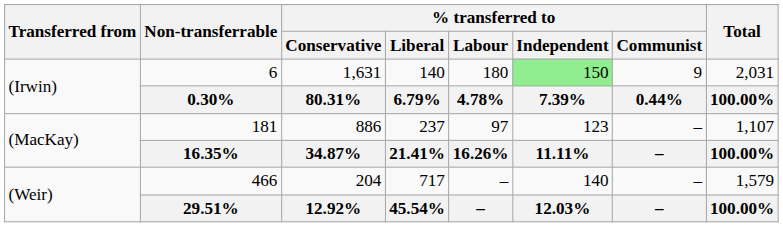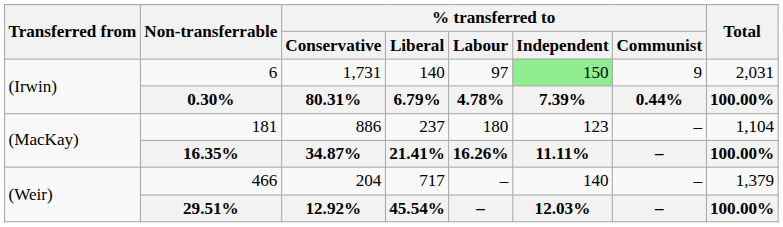(362, 72) 1,631 -> (362, 72) 1,731
(496, 72) 180 -> (500, 72) 97
(500, 126) 97 -> (496, 126) 180
(755, 126) 1,107 -> (755, 126) 1,104
(755, 180) 1,579 -> (755, 180) 1,379
